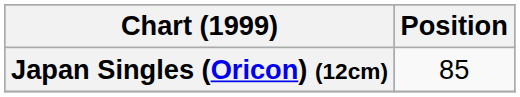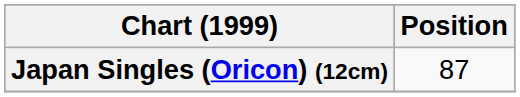(454, 69) 85 -> (454, 69) 87
